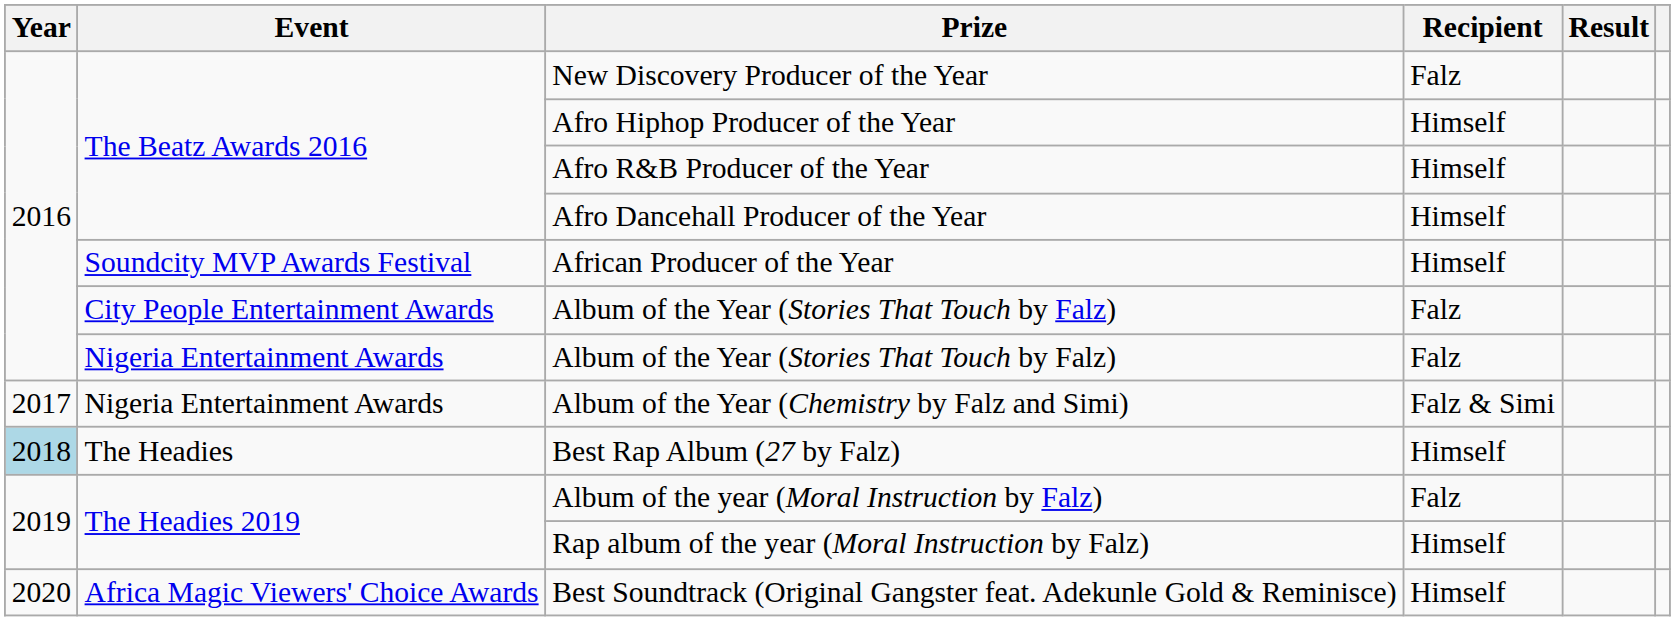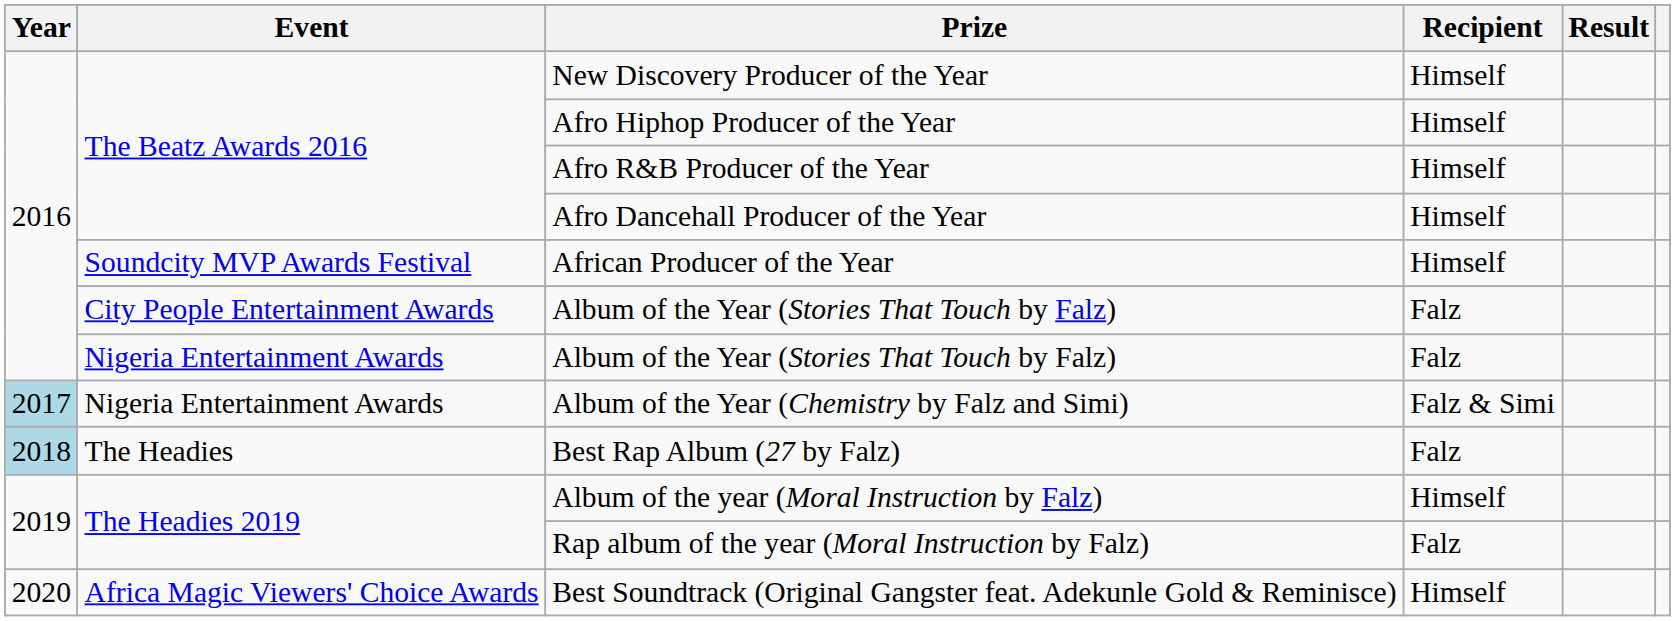(1436, 74) Falz -> (1458, 74) Himself
(41, 403) no background -> (41, 403) lightblue background
(1458, 450) Himself -> (1436, 450) Falz
(1436, 497) Falz -> (1458, 497) Himself
(1458, 544) Himself -> (1436, 544) Falz
